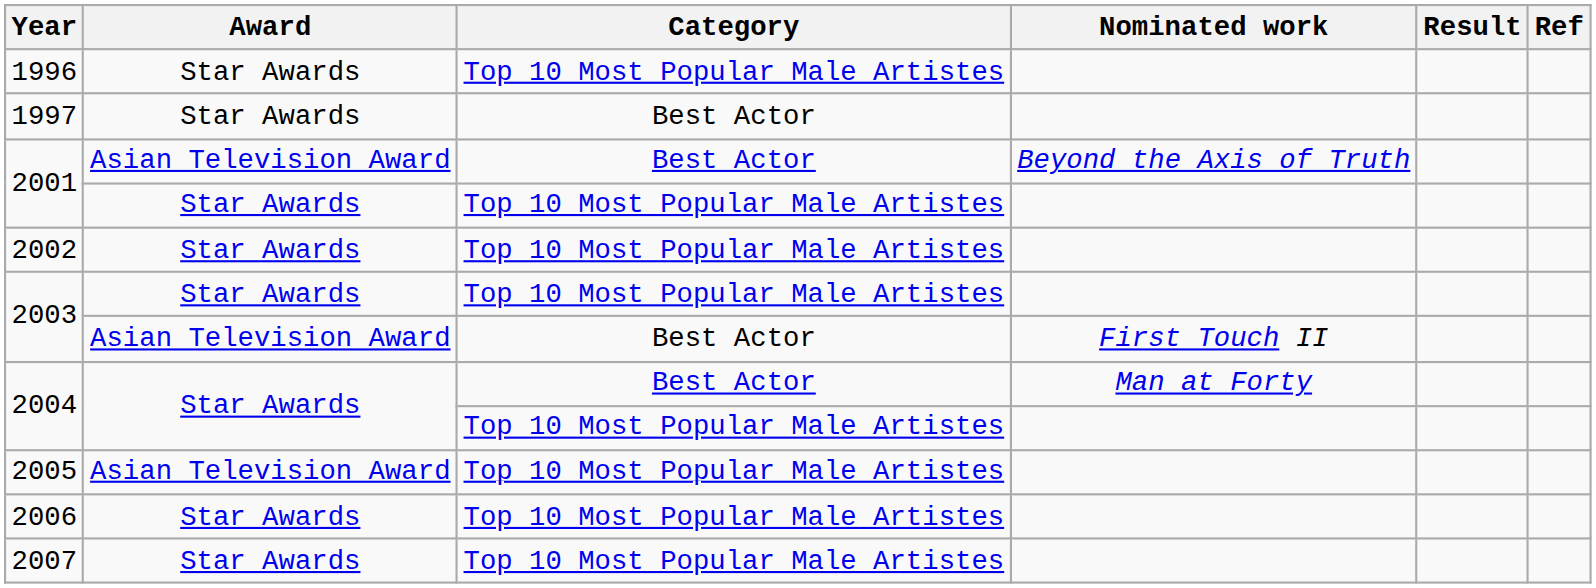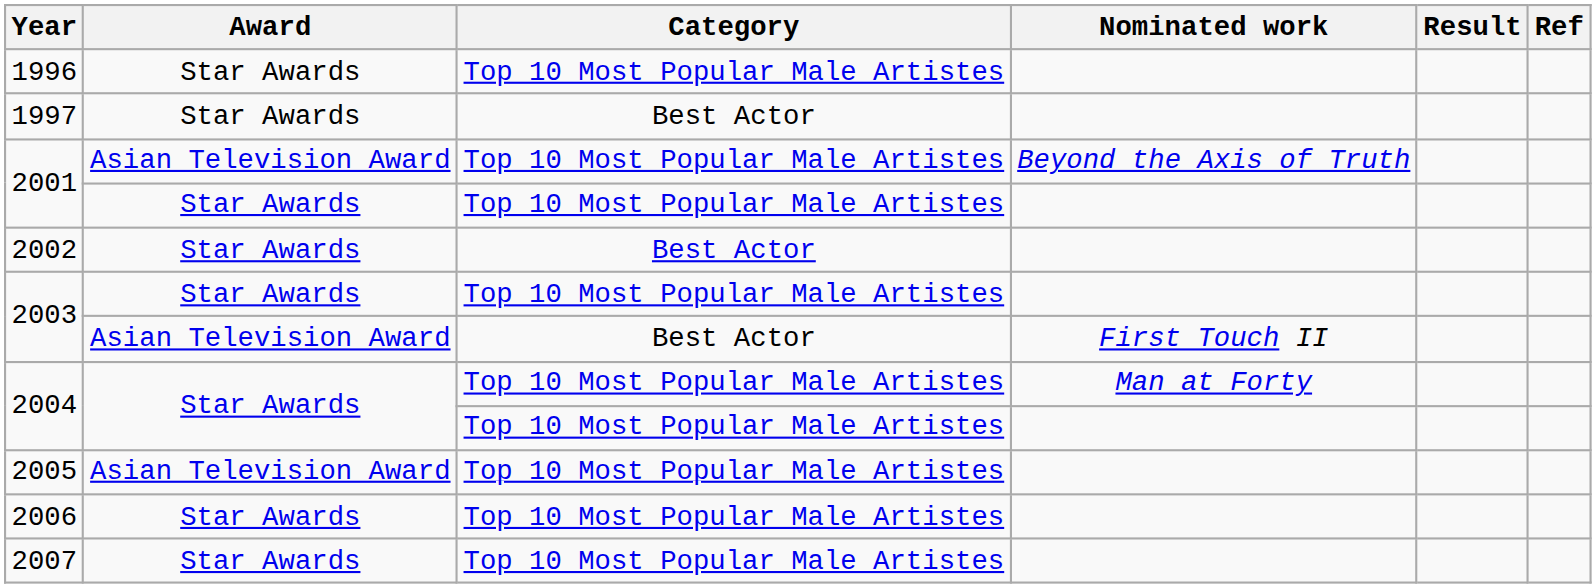(734, 161) Best Actor -> (734, 161) Top 10 Most Popular Male Artistes
(734, 250) Top 10 Most Popular Male Artistes -> (734, 250) Best Actor
(734, 383) Best Actor -> (734, 383) Top 10 Most Popular Male Artistes
